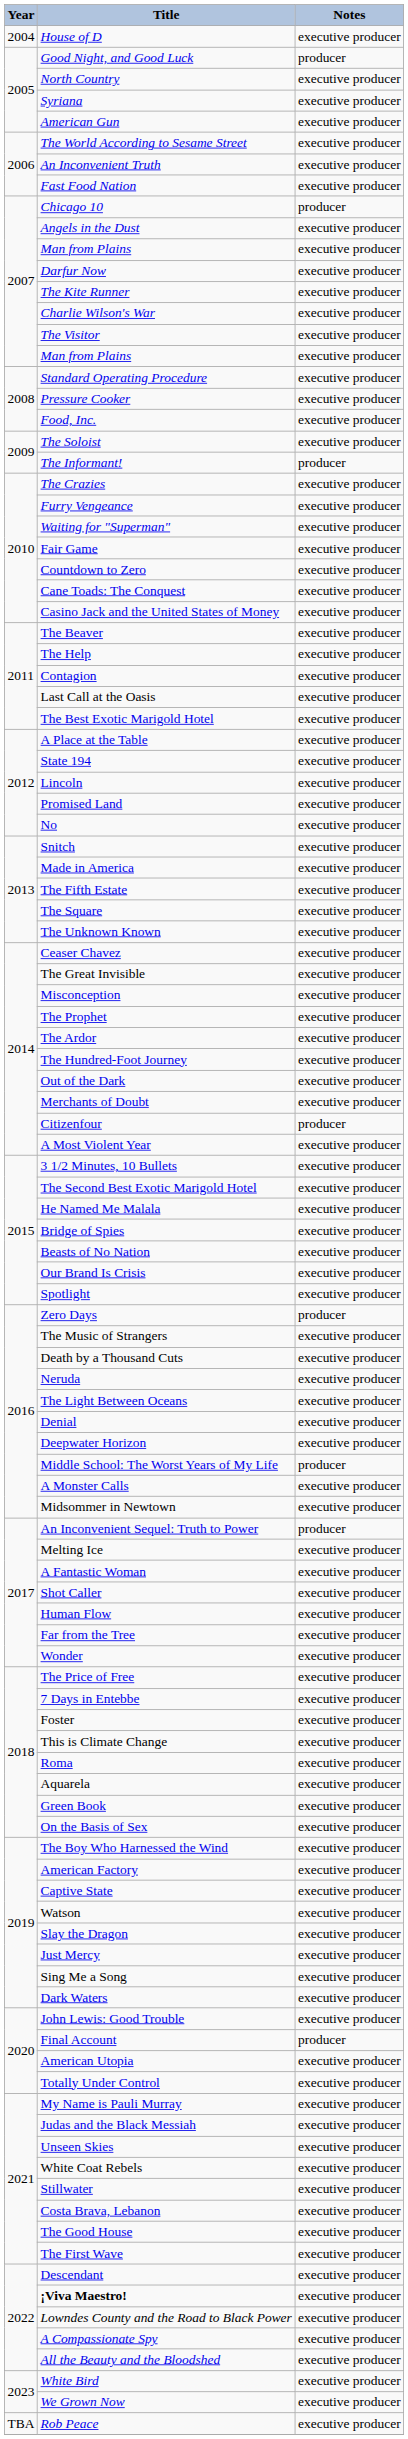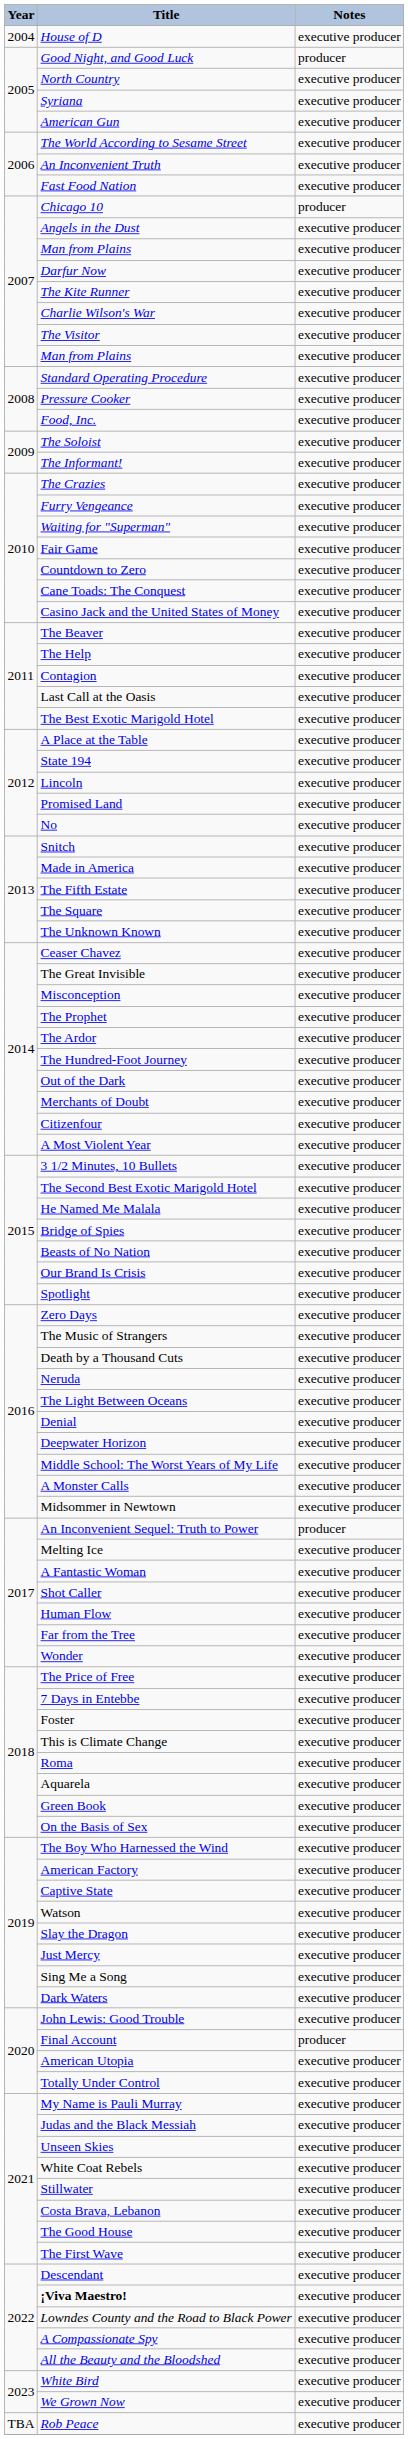(322, 462) producer -> (349, 462) executive producer
(322, 1123) producer -> (349, 1123) executive producer
(322, 1315) producer -> (349, 1315) executive producer
(322, 1464) producer -> (349, 1464) executive producer
